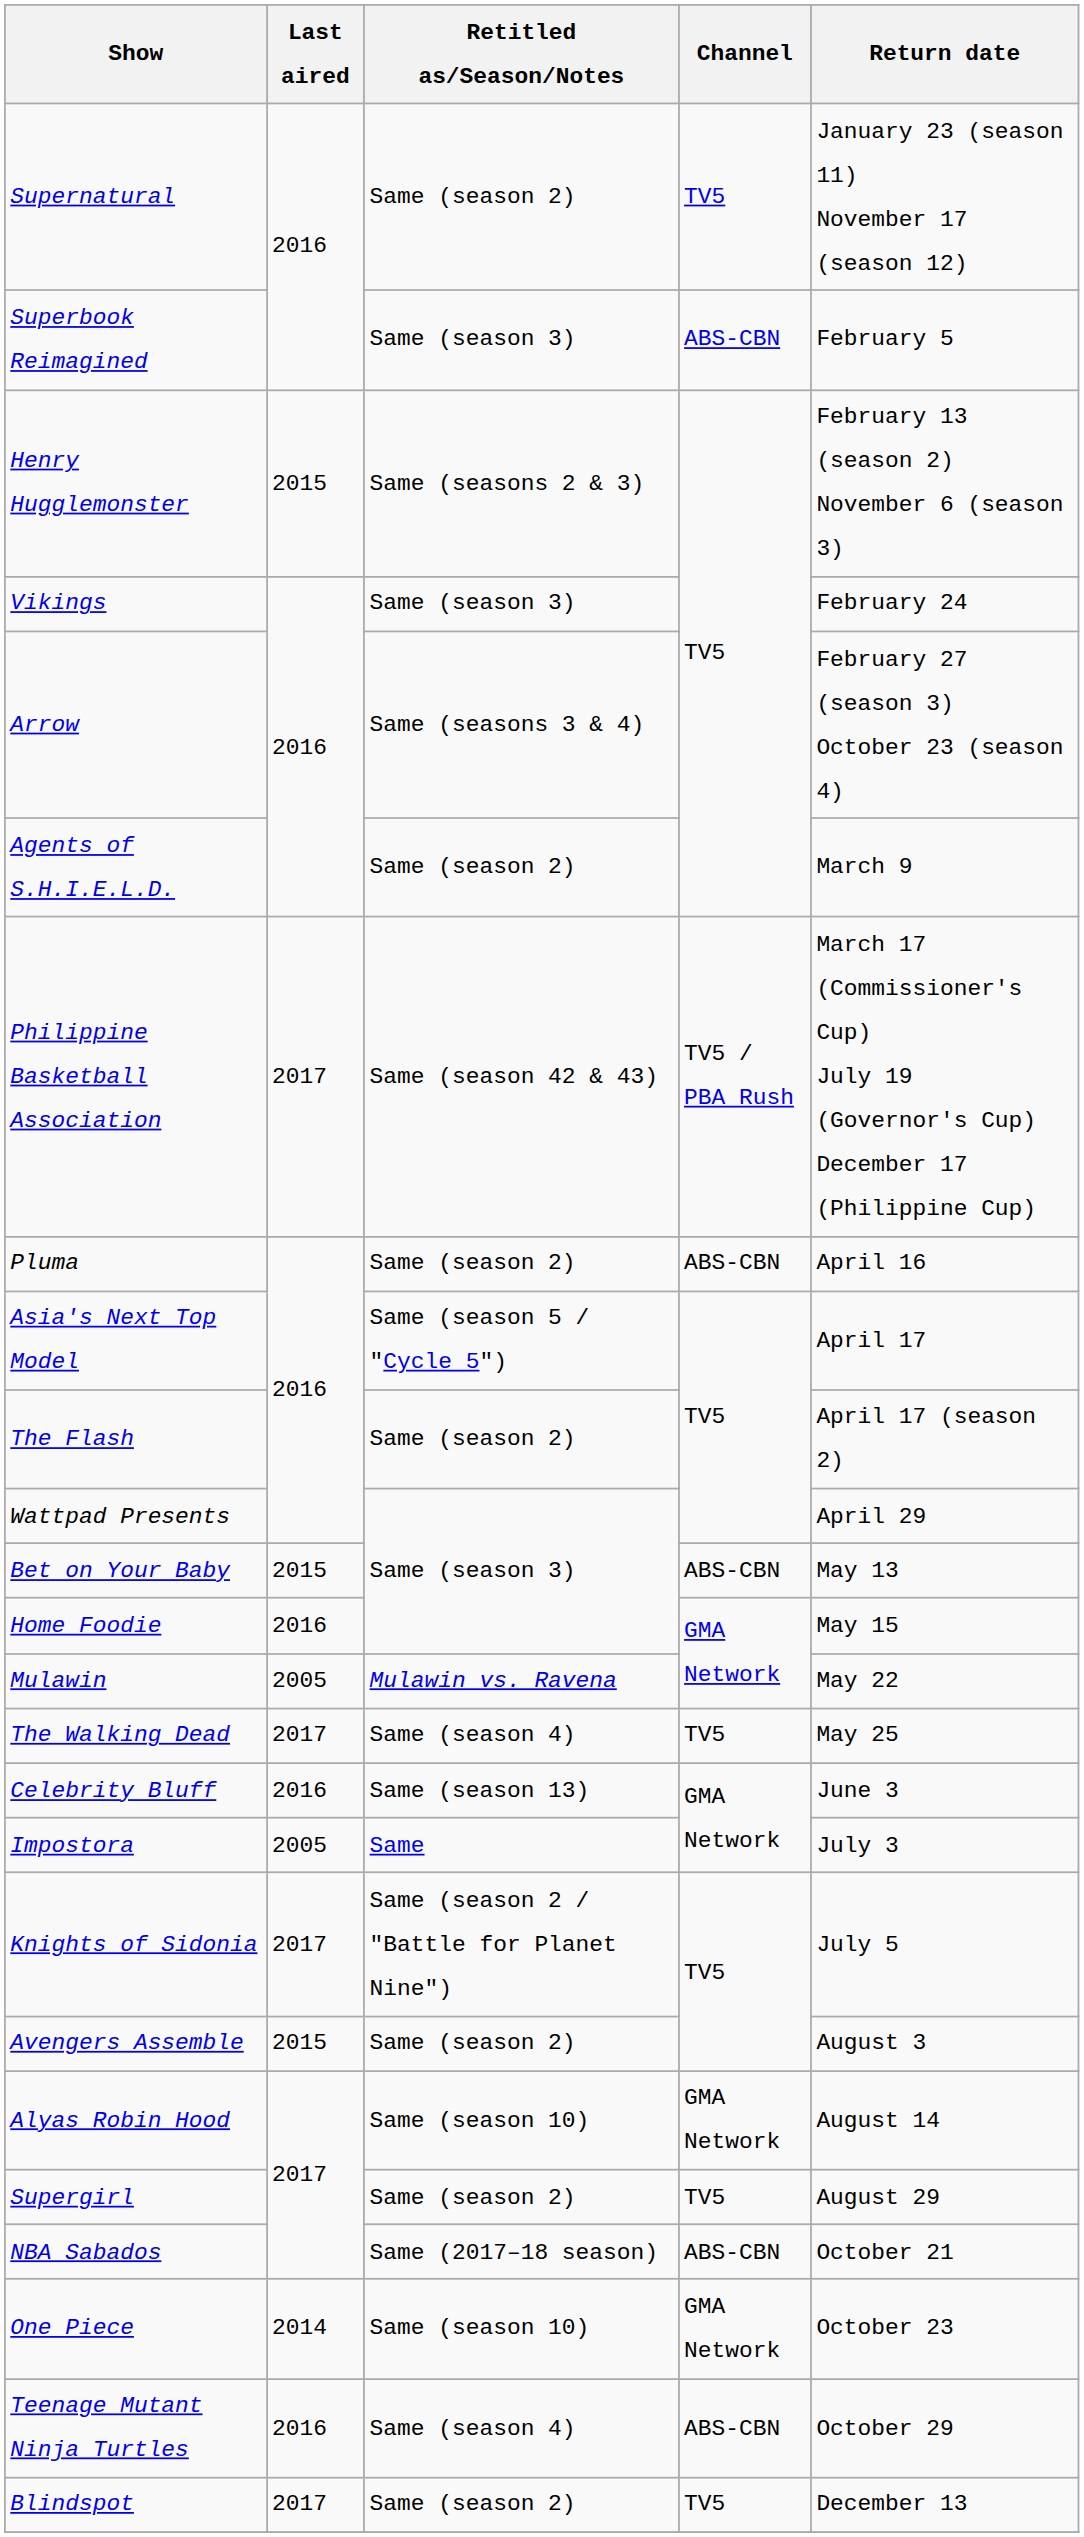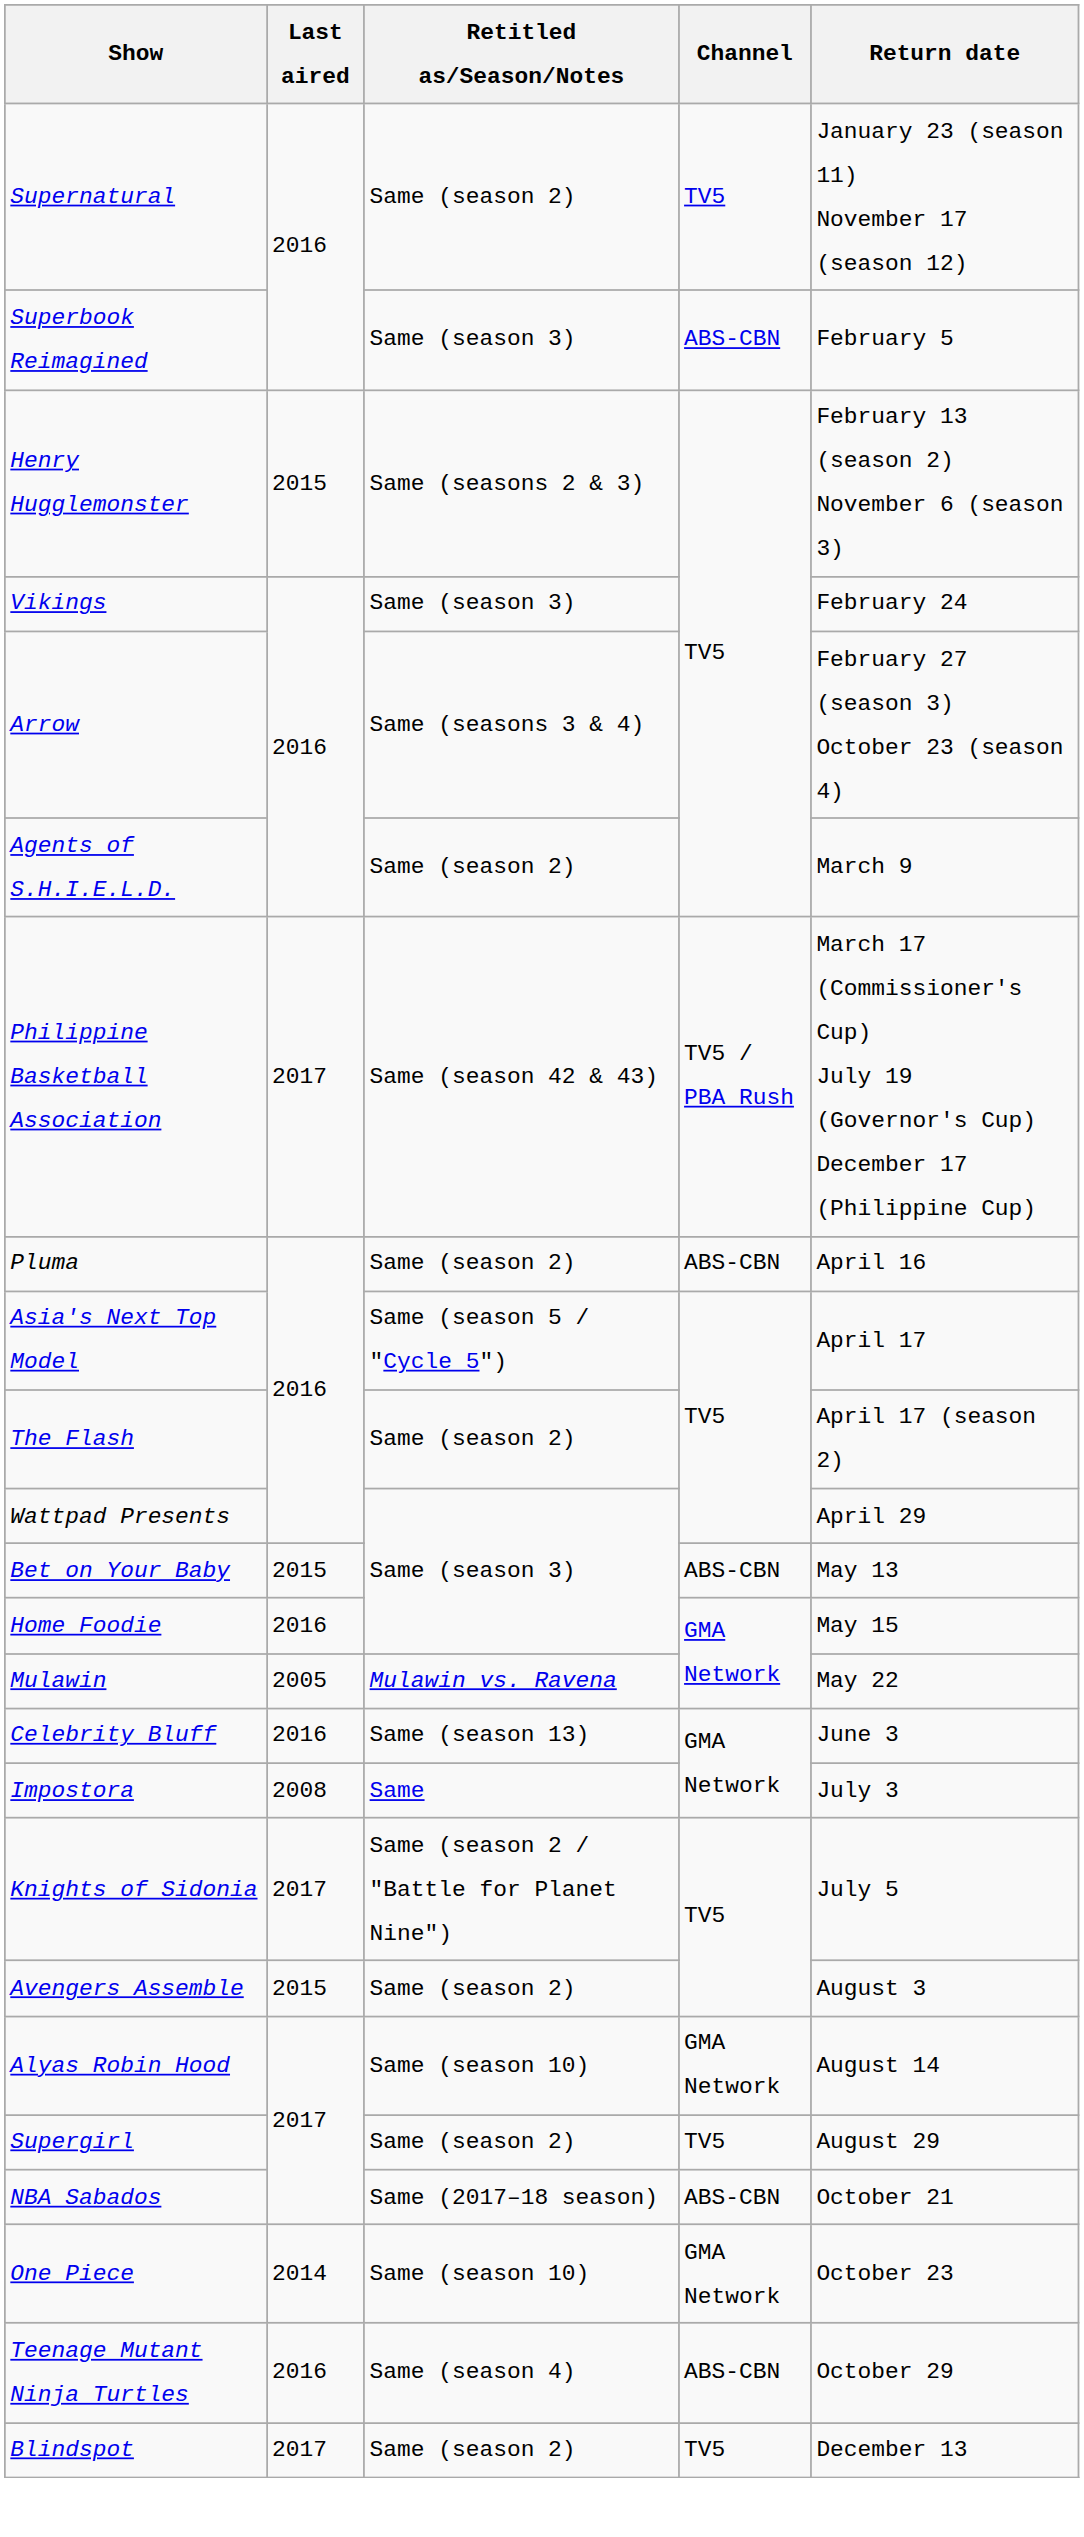- row: (120, 1736)
(299, 1845) 2005 -> (299, 1791) 2008
